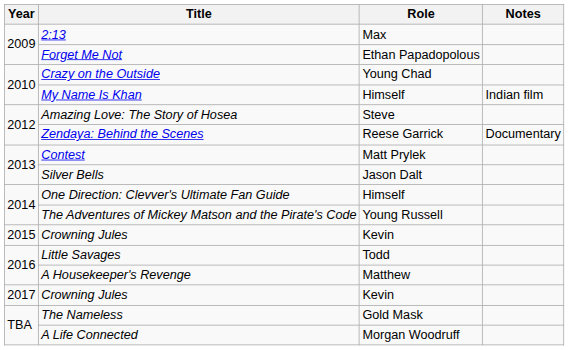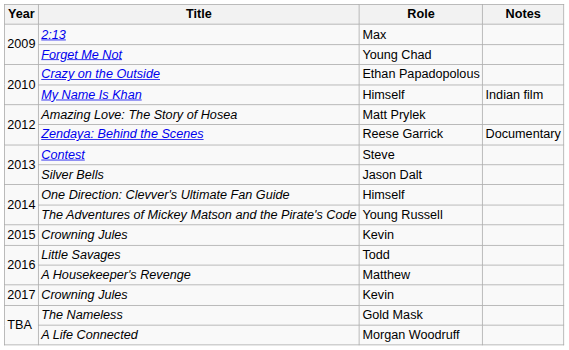(421, 54) Ethan Papadopolous -> (397, 54) Young Chad
(397, 74) Young Chad -> (421, 74) Ethan Papadopolous
(379, 114) Steve -> (394, 114) Matt Prylek
(394, 154) Matt Prylek -> (379, 154) Steve
